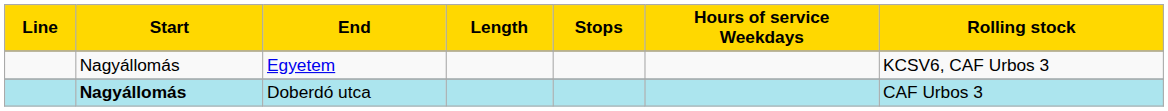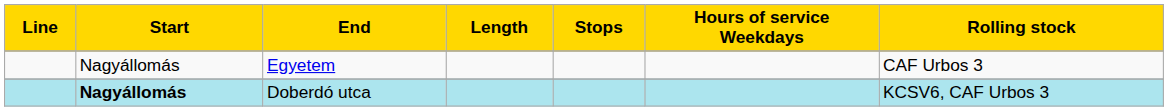(966, 65) KCSV6, CAF Urbos 3 -> (933, 65) CAF Urbos 3
(933, 92) CAF Urbos 3 -> (966, 92) KCSV6, CAF Urbos 3
